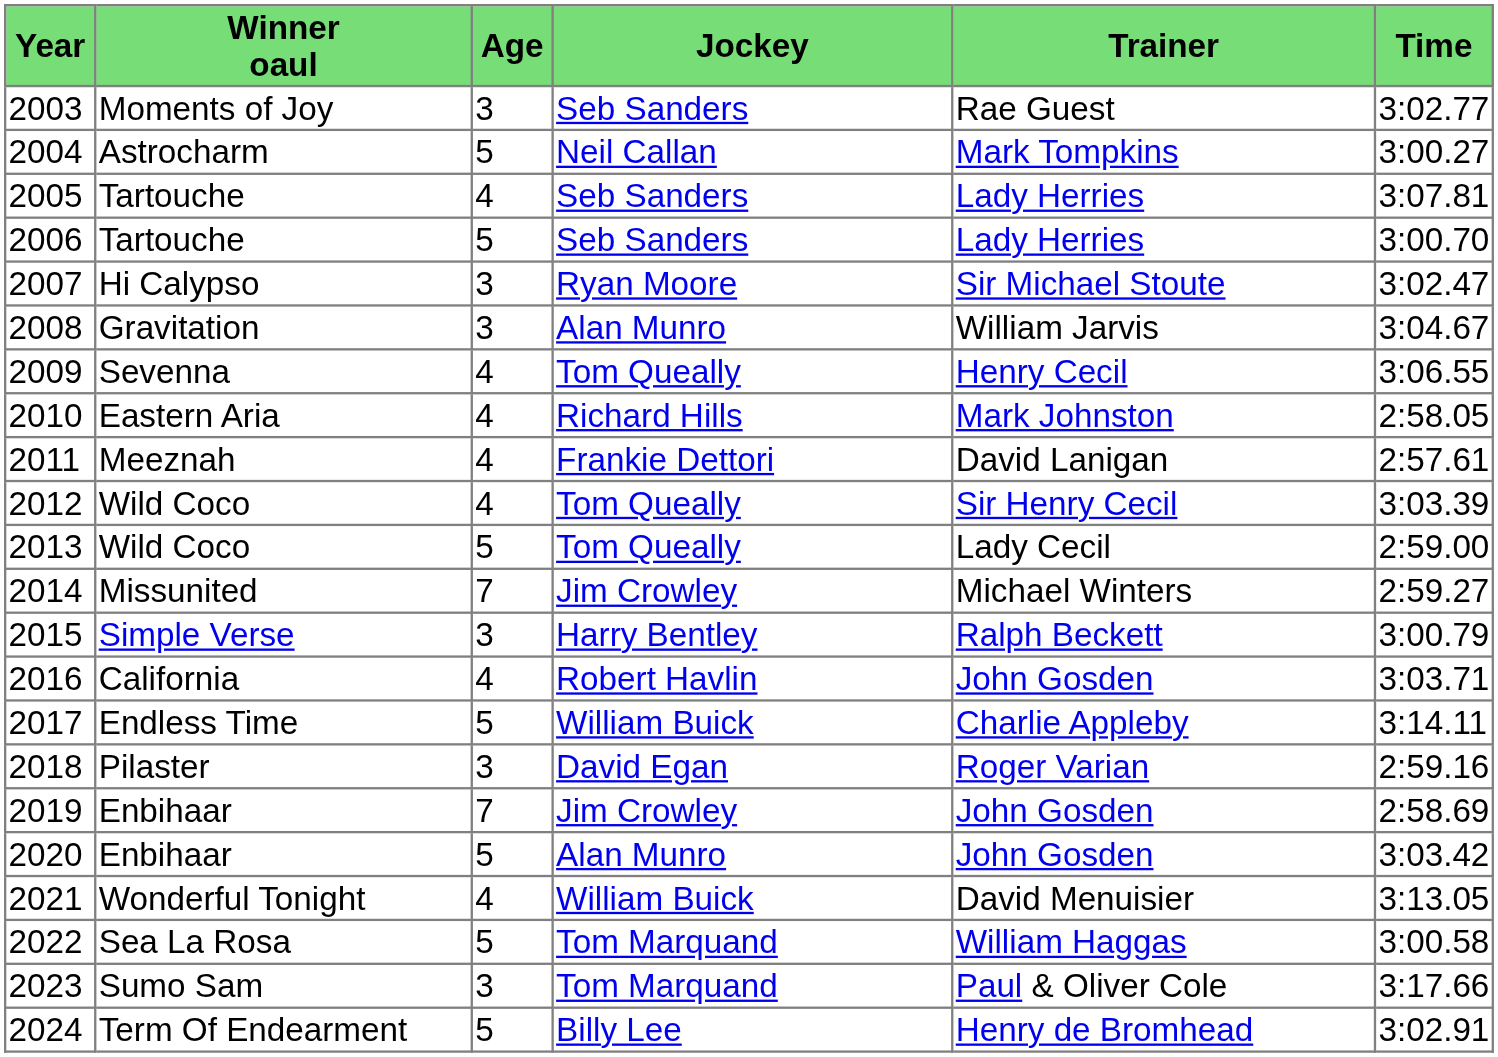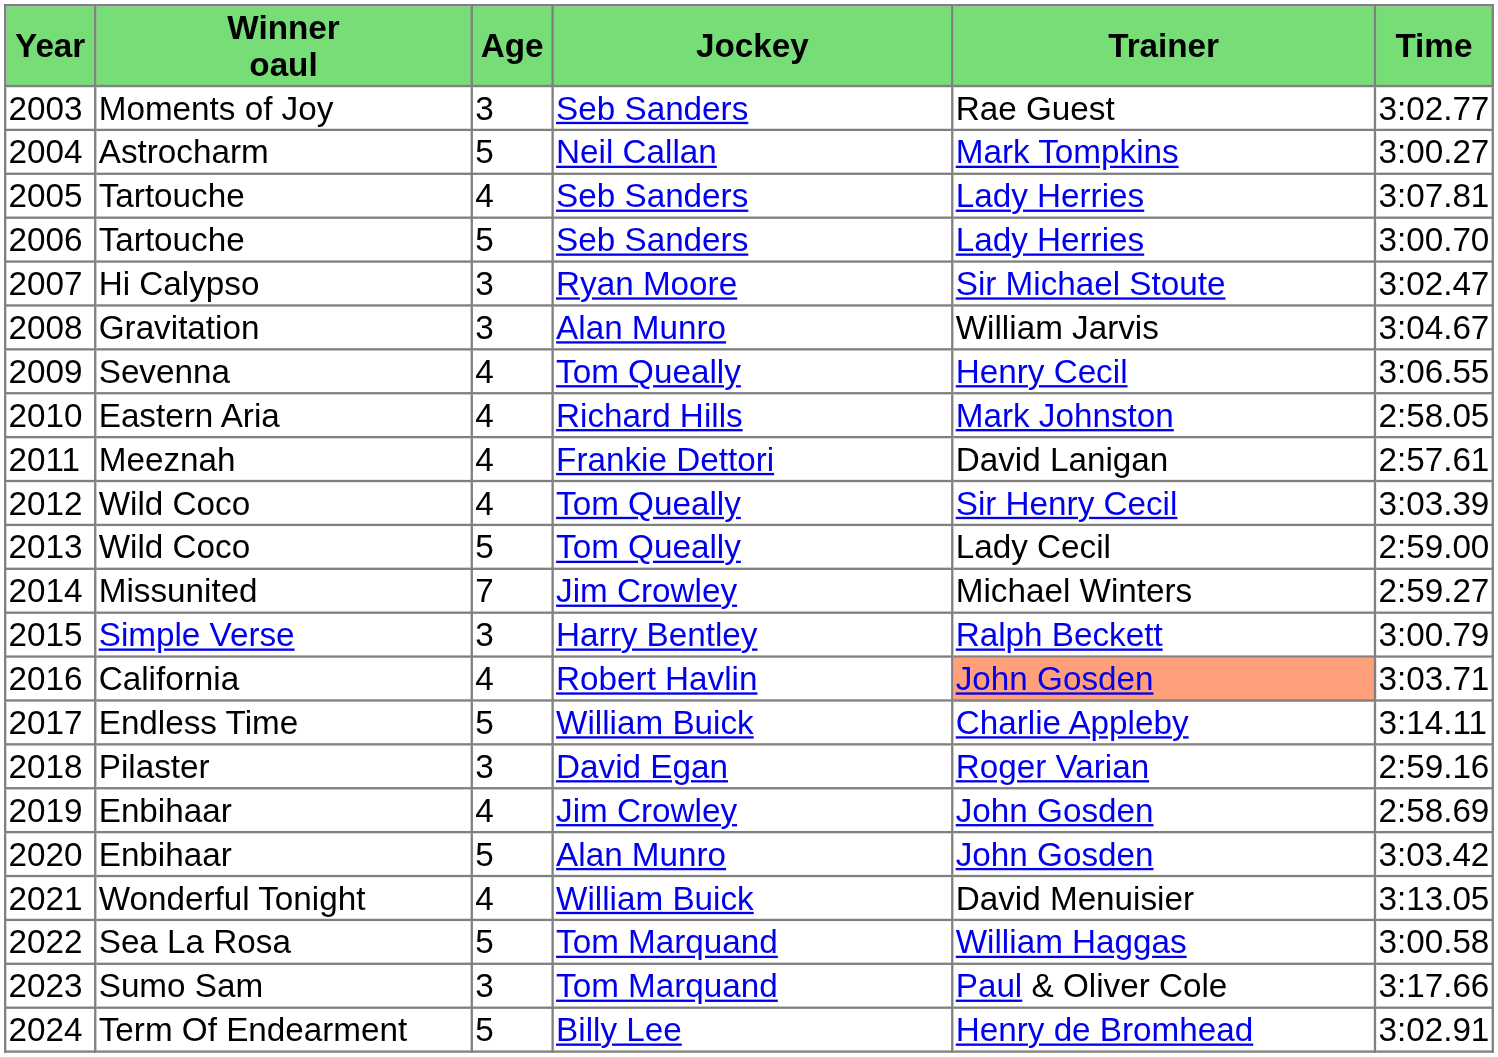(1055, 679) no background -> (1055, 679) lightsalmon background
(484, 810) 7 -> (484, 810) 4
